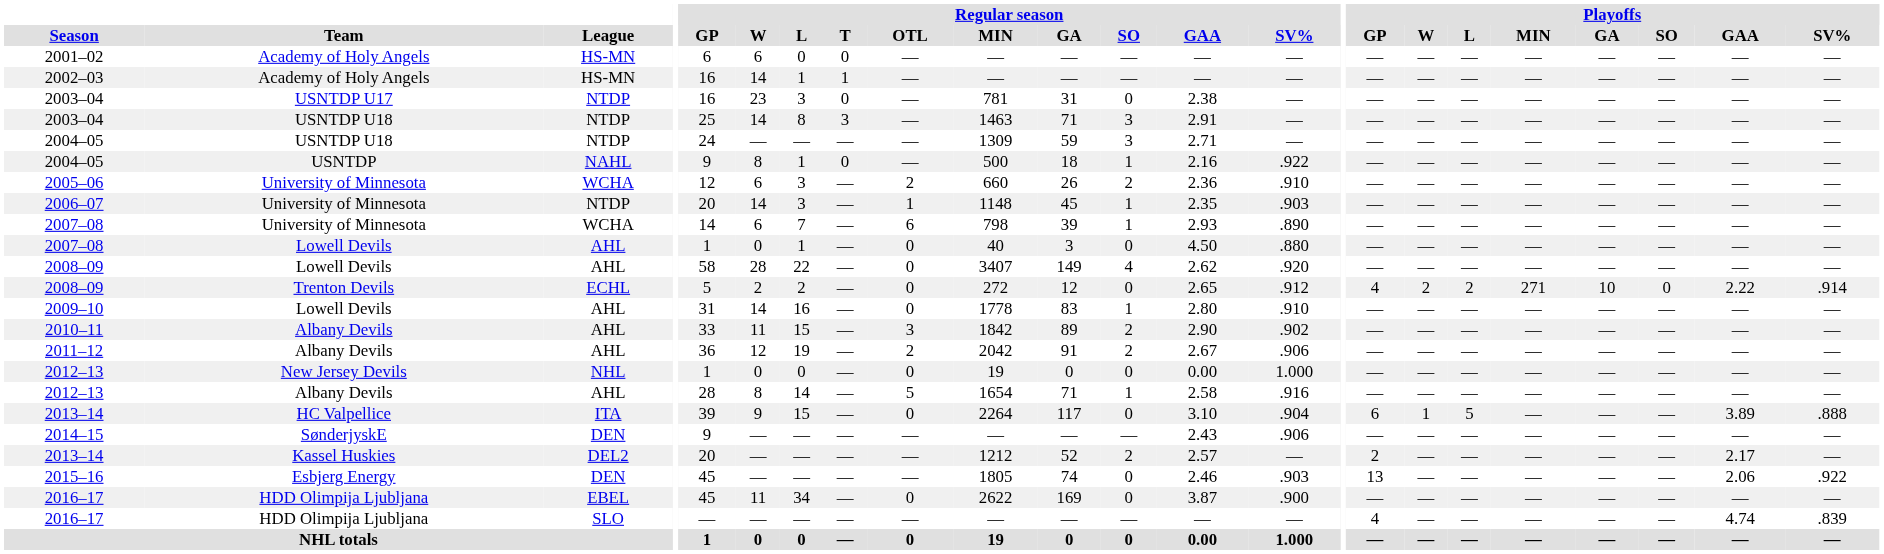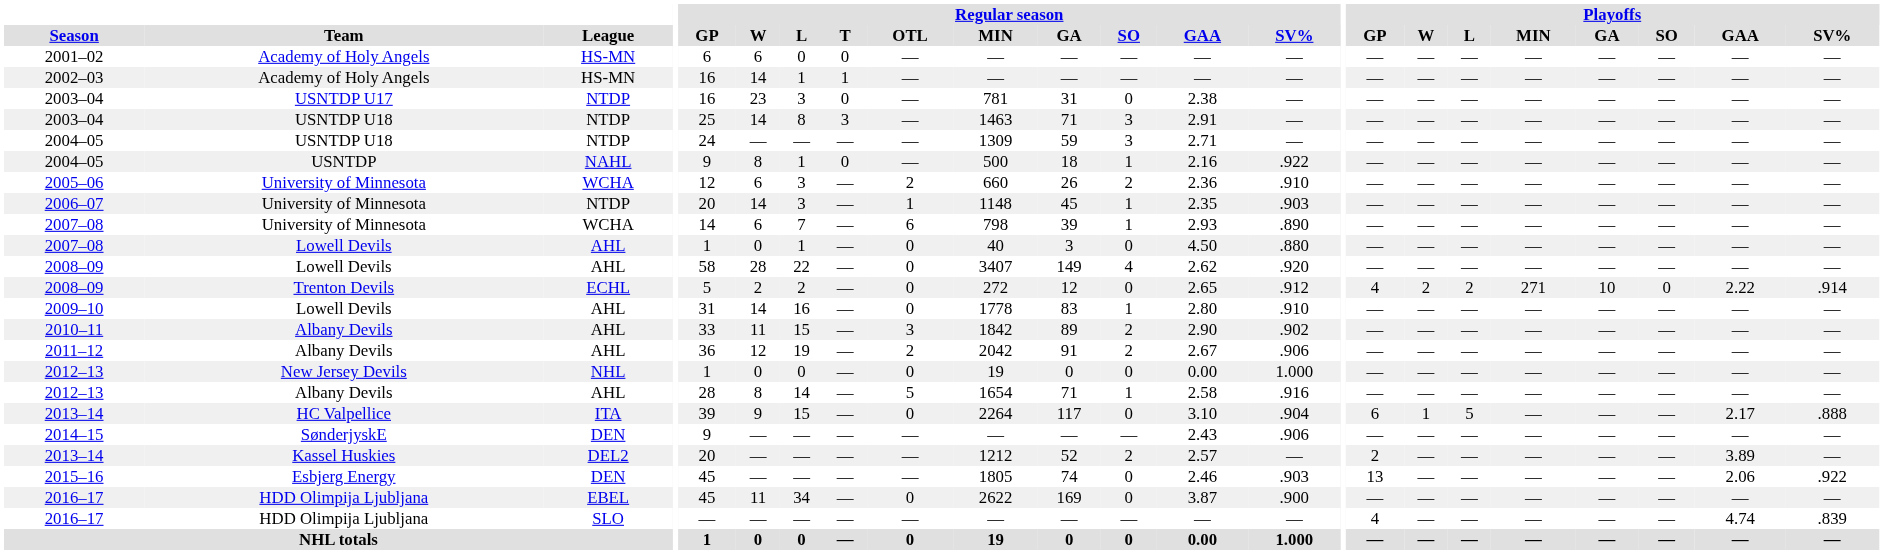(1740, 413) 3.89 -> (1740, 413) 2.17
(1740, 455) 2.17 -> (1740, 455) 3.89
